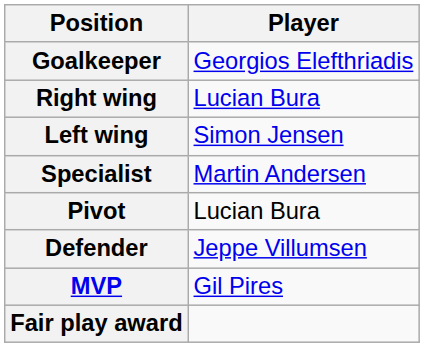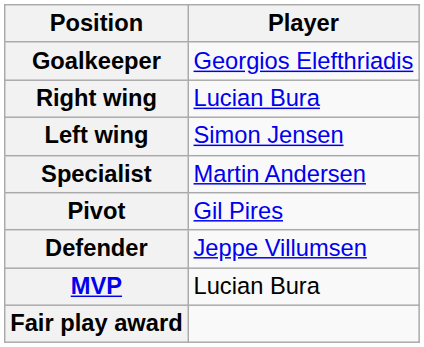(257, 211) Lucian Bura -> (238, 211) Gil Pires
(238, 286) Gil Pires -> (257, 286) Lucian Bura
